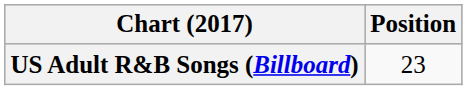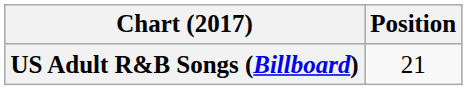(413, 63) 23 -> (413, 63) 21
